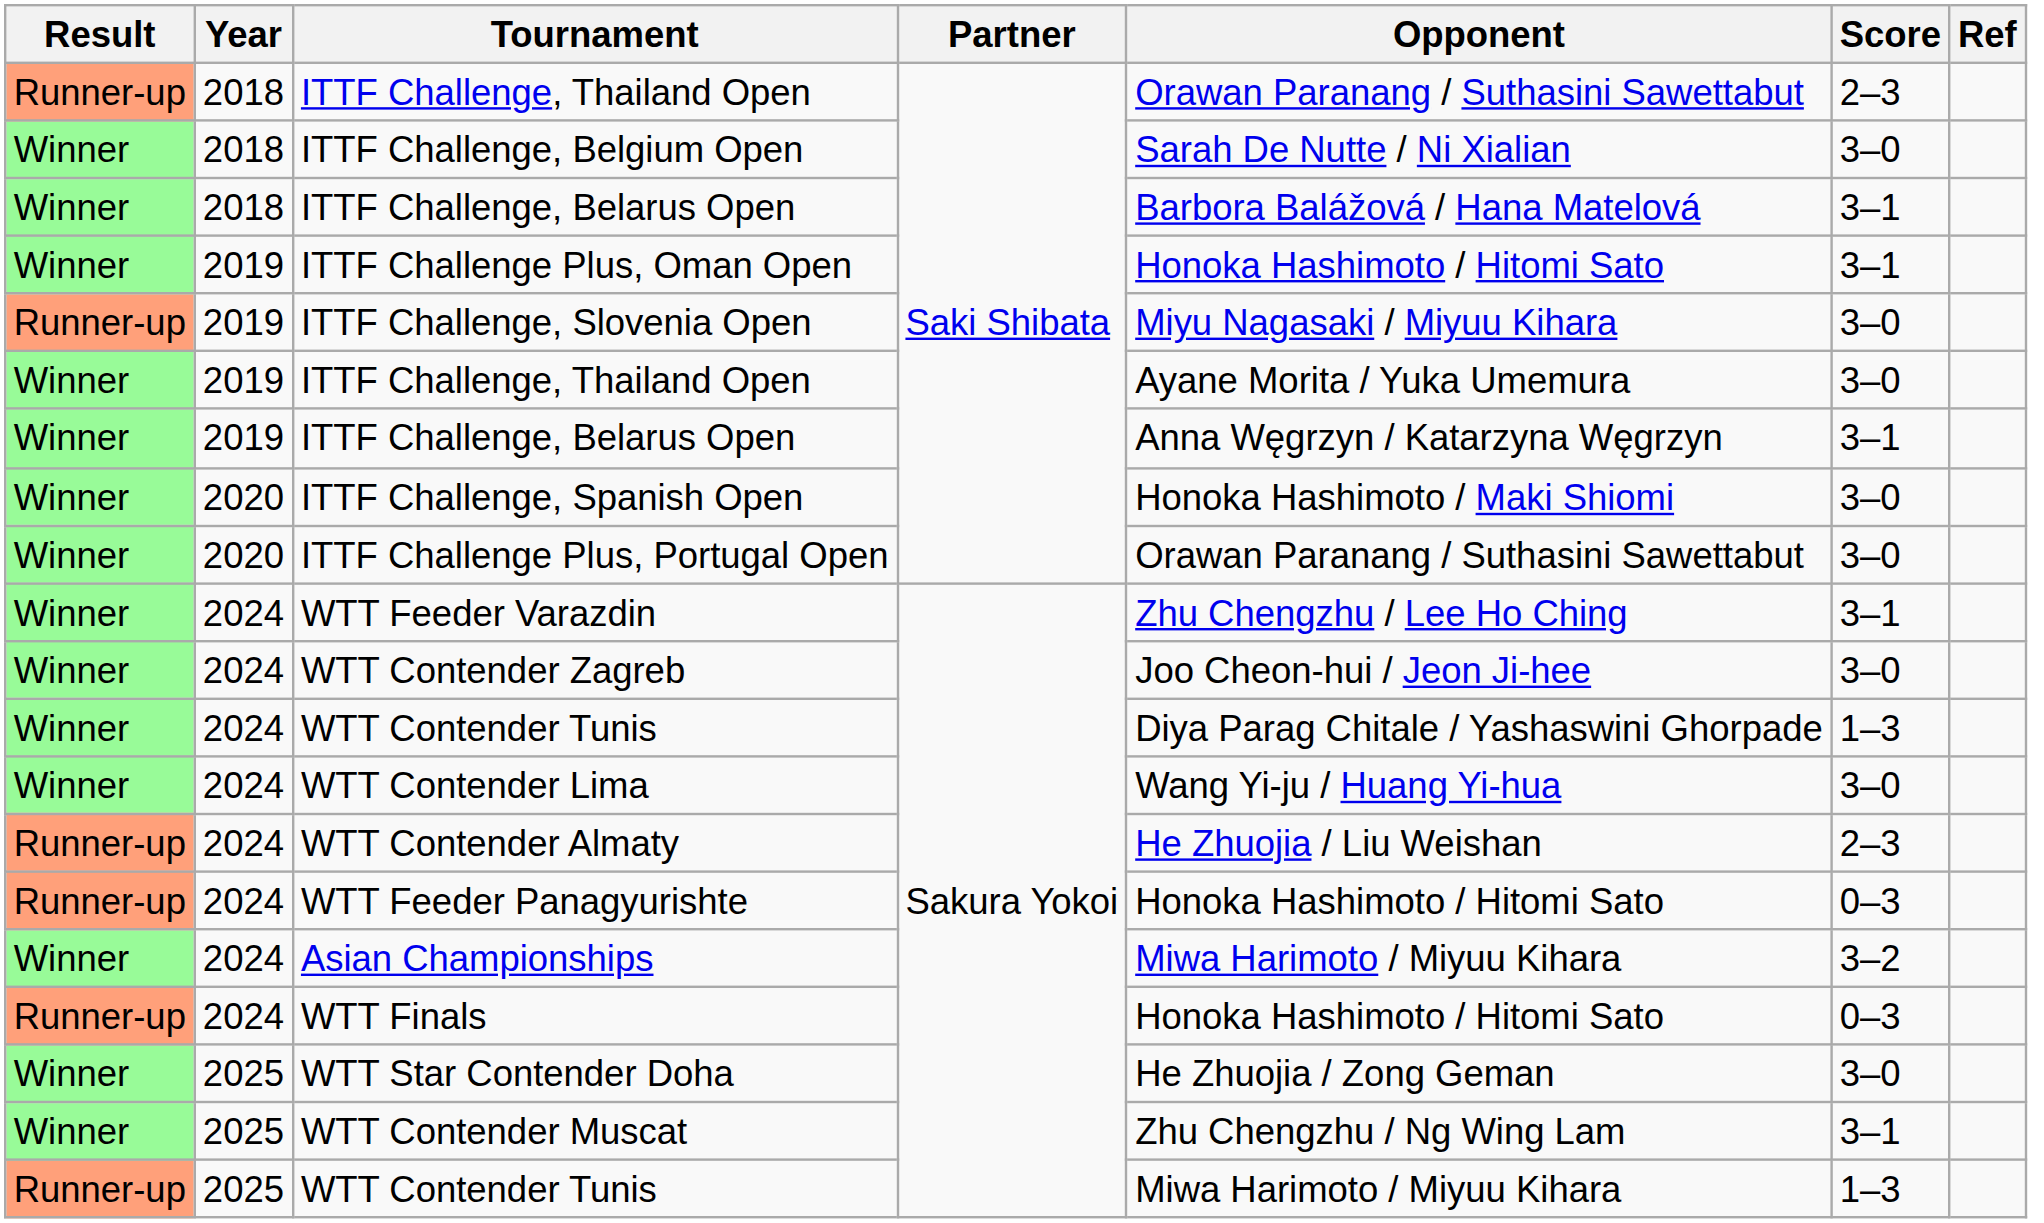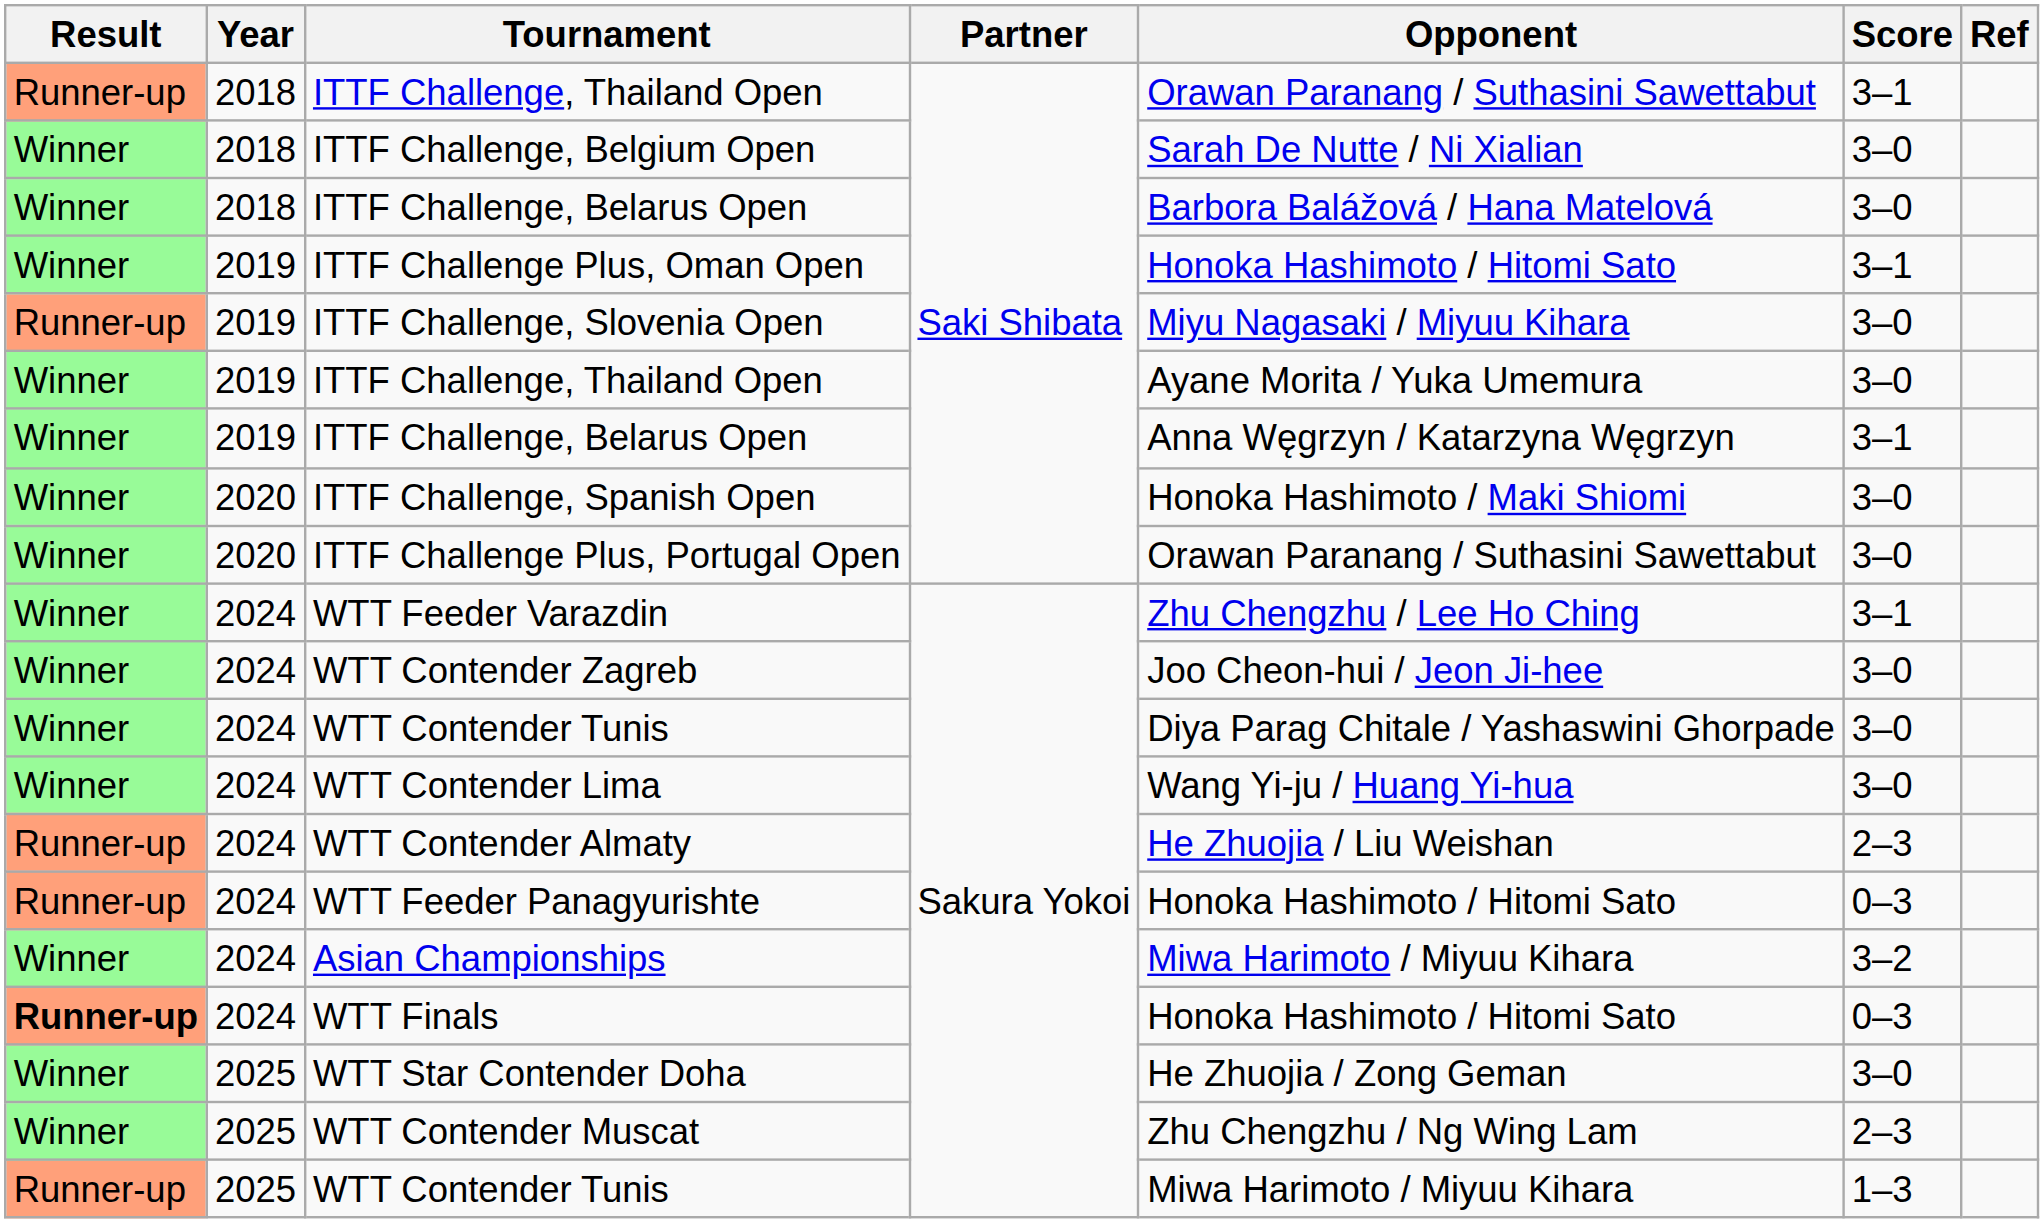(1870, 92) 2–3 -> (1882, 92) 3–1
(1870, 208) 3–1 -> (1882, 208) 3–0
(1870, 727) 1–3 -> (1882, 727) 3–0
(100, 1016) normal -> (106, 1016) bold
(1870, 1132) 3–1 -> (1882, 1132) 2–3
